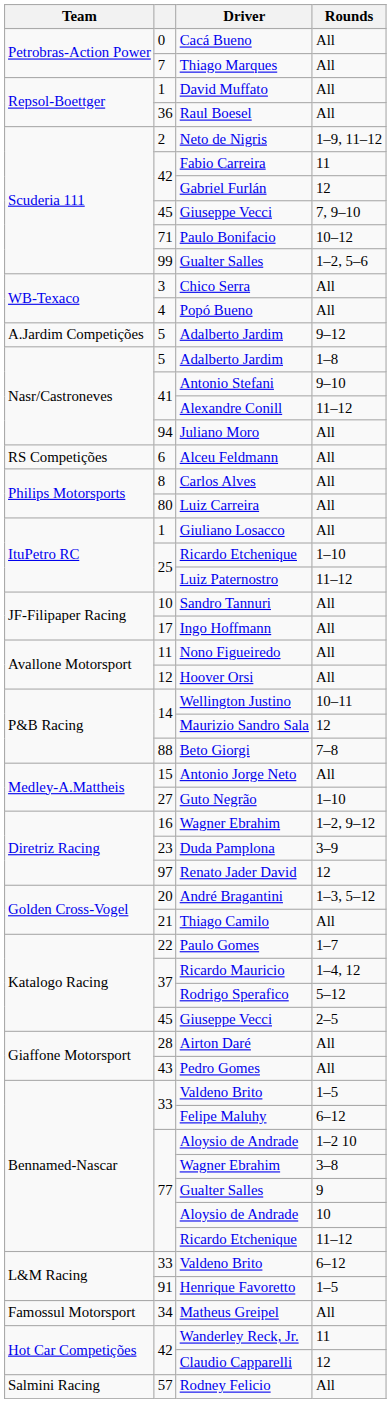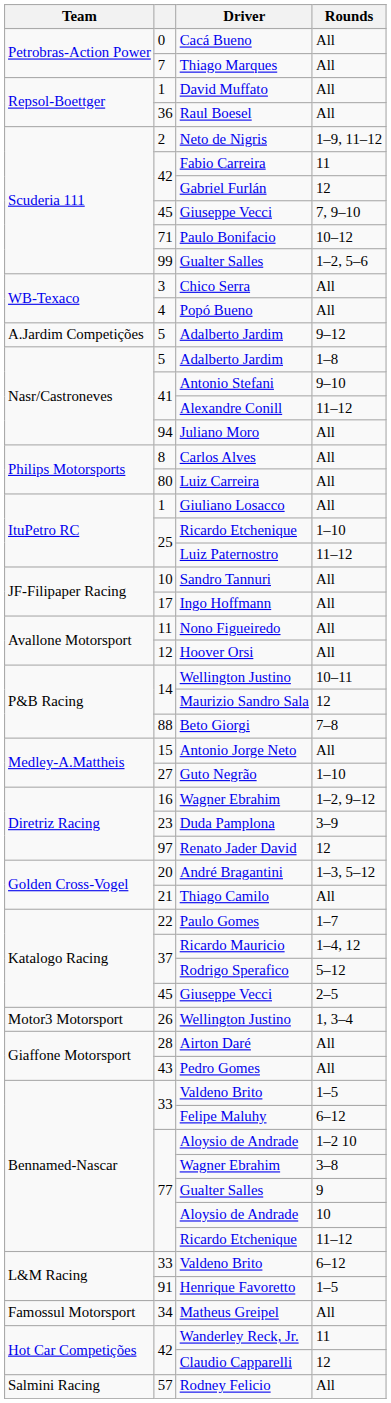- row: (229, 456)
+ row: (235, 1019)
